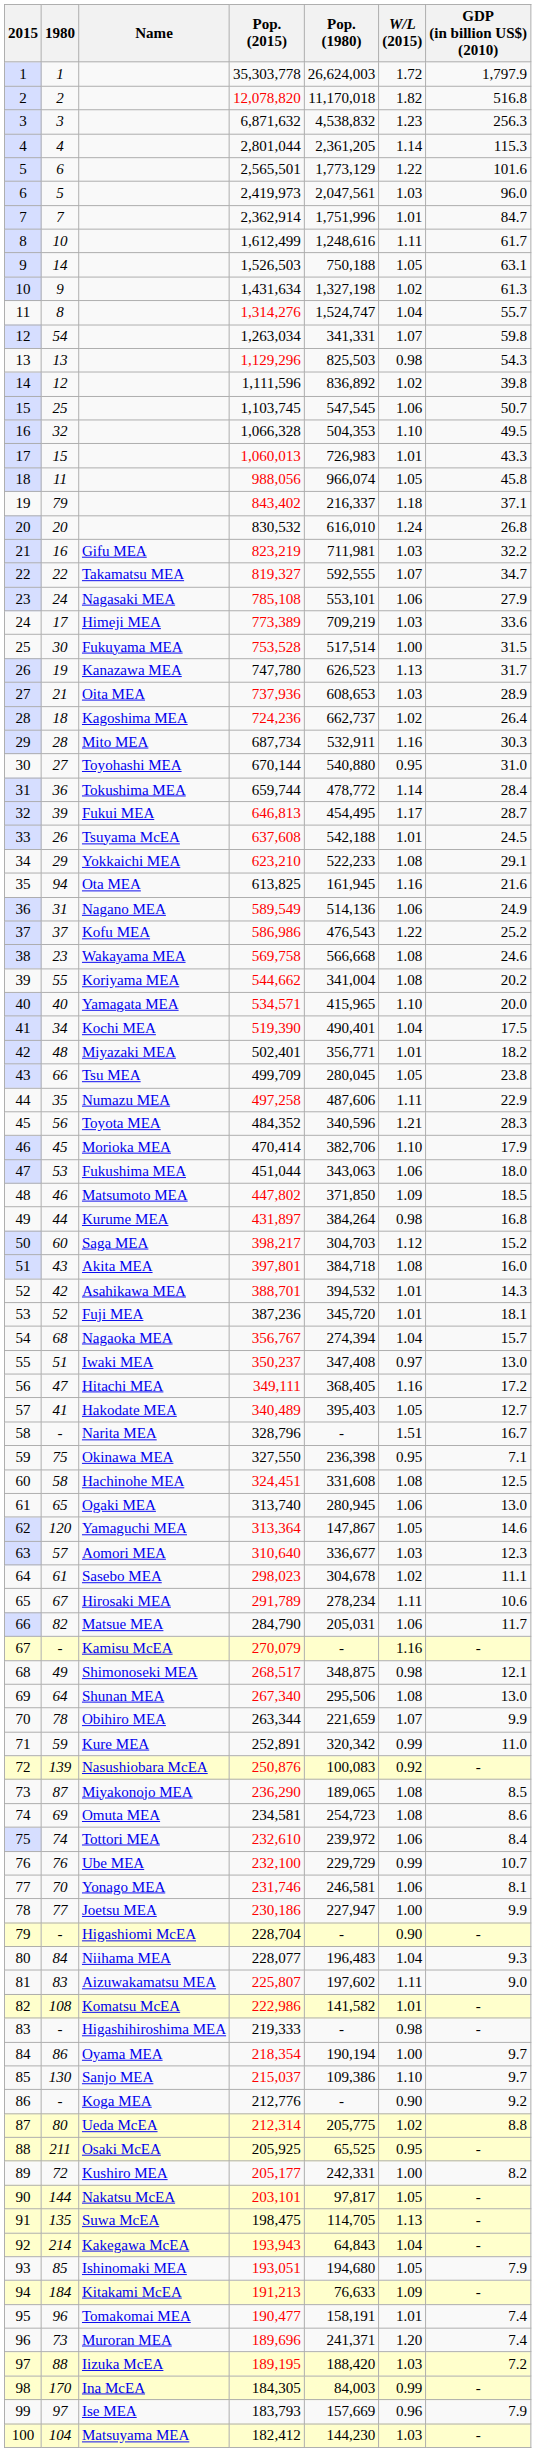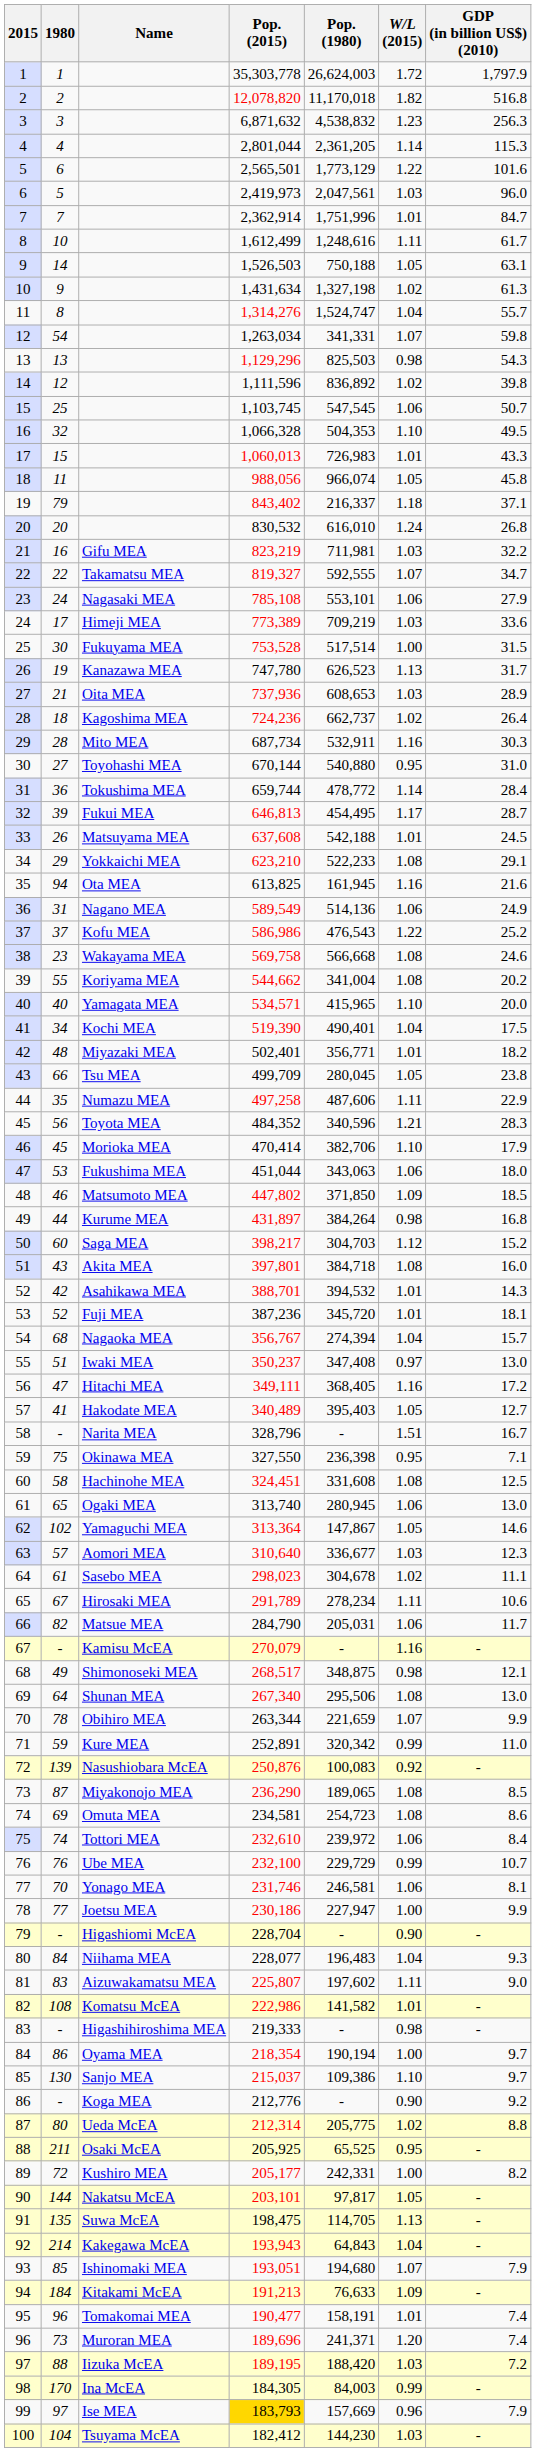(131, 837) Tsuyama McEA -> (136, 837) Matsuyama MEA
(60, 1529) 120 -> (60, 1529) 102
(409, 2268) 1.05 -> (409, 2268) 1.07
(276, 2411) no background -> (276, 2411) gold background
(136, 2435) Matsuyama MEA -> (131, 2435) Tsuyama McEA
